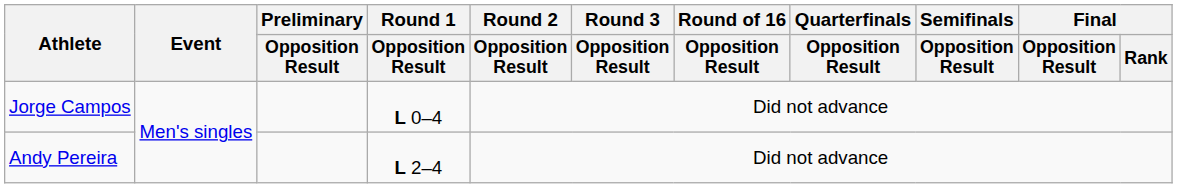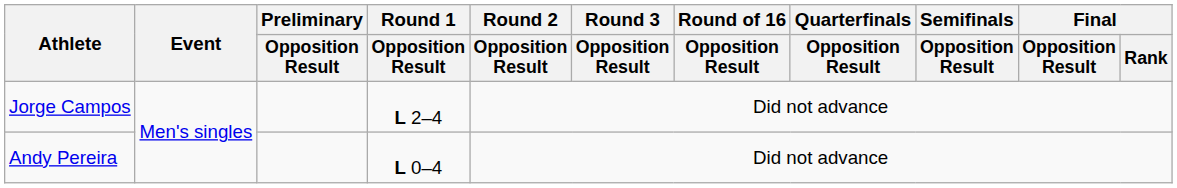(418, 118) L 0–4 -> (418, 118) L 2–4
(418, 168) L 2–4 -> (418, 168) L 0–4
